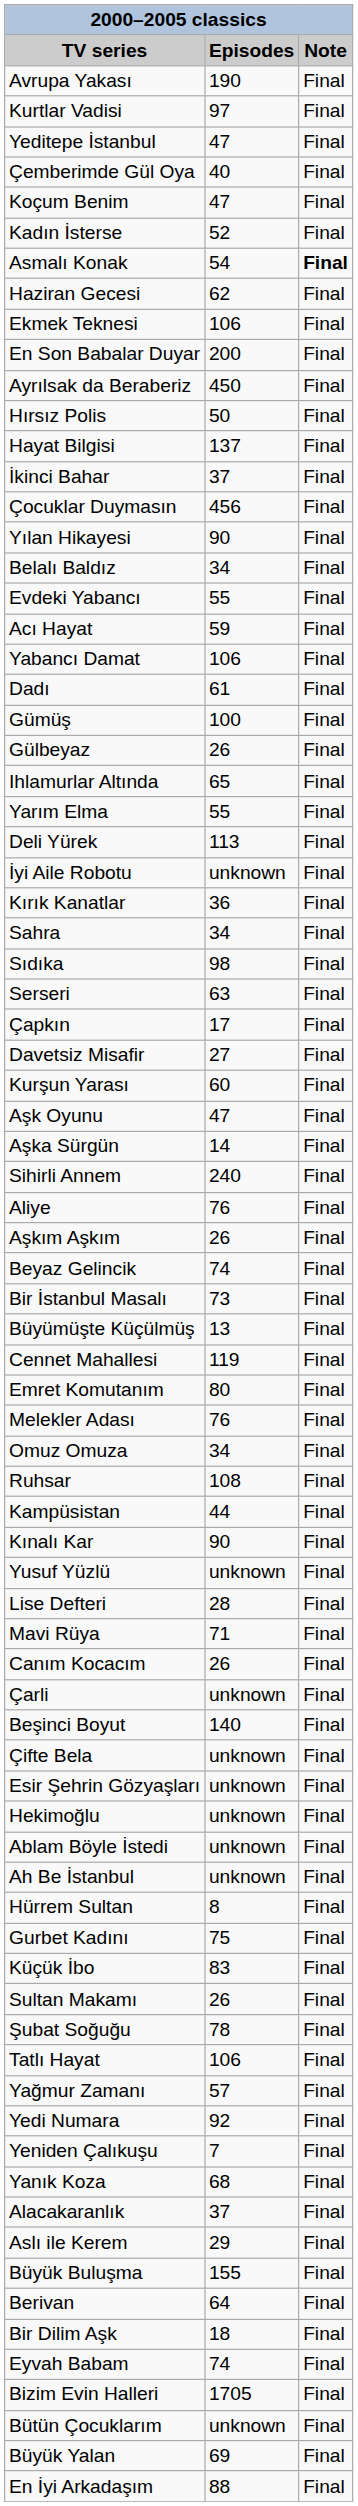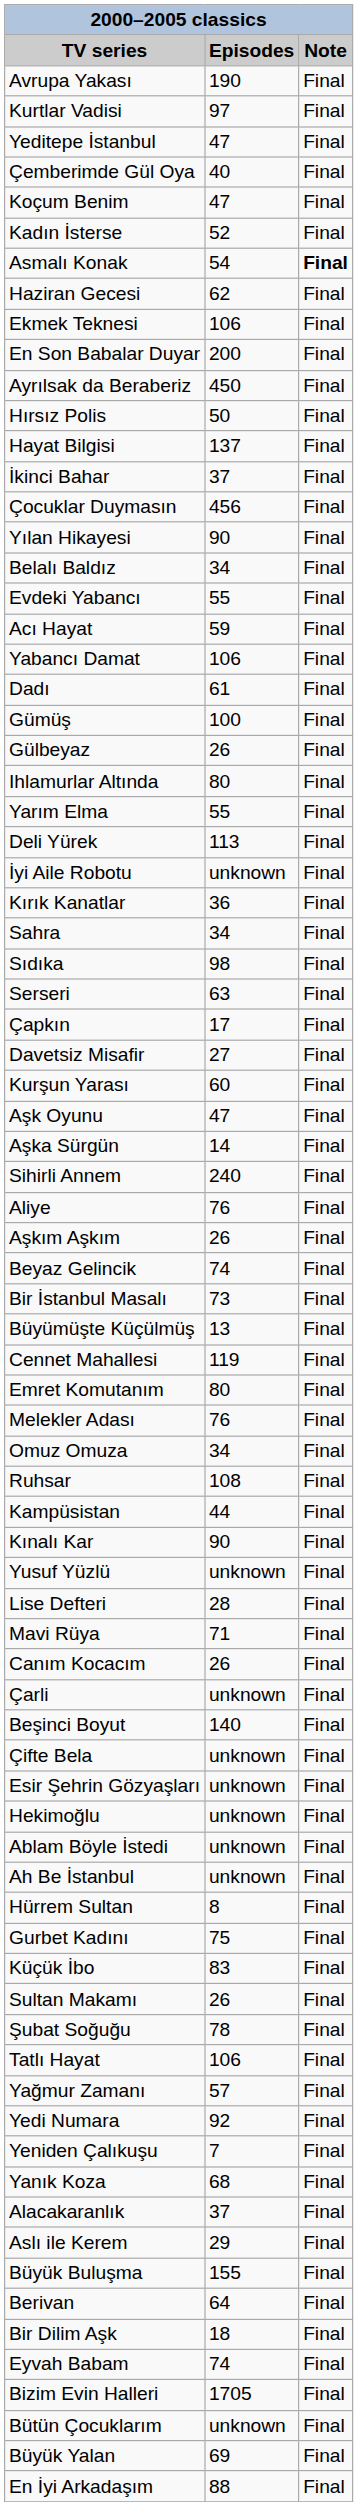(220, 780) 65 -> (220, 780) 80
